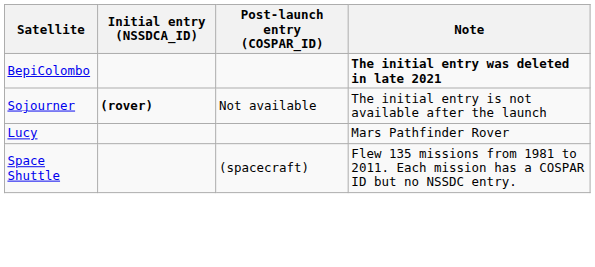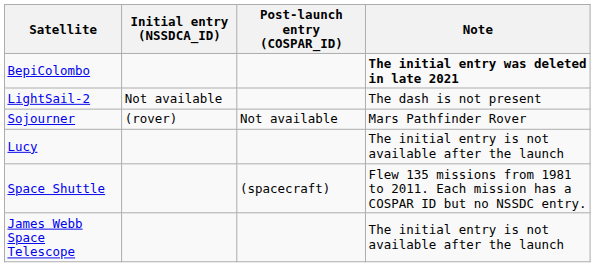+ row: (49, 99)
(127, 106) bold -> (151, 119) normal
(449, 106) The initial entry is not available after the launch -> (448, 119) Mars Pathfinder Rover
(430, 133) Mars Pathfinder Rover -> (466, 146) The initial entry is not available after the launch
+ row: (45, 237)
